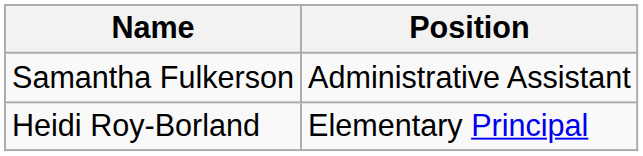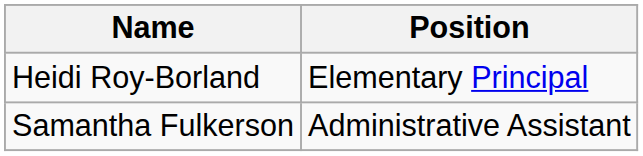rows swapped: (136, 125) <-> (153, 77)
